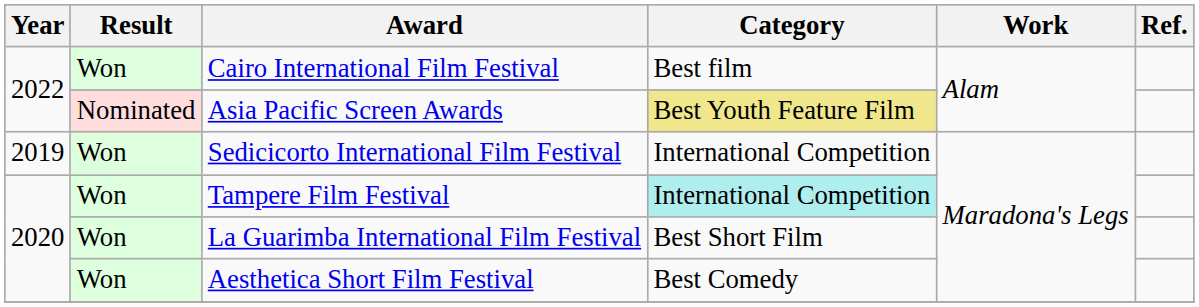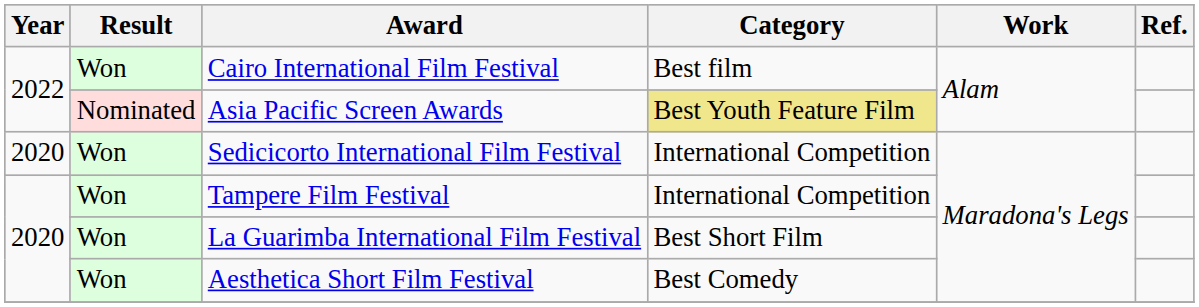(38, 152) 2019 -> (38, 152) 2020
(792, 195) paleturquoise background -> (792, 195) no background
